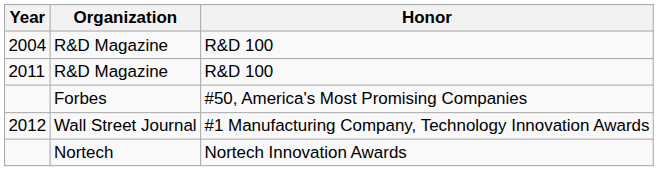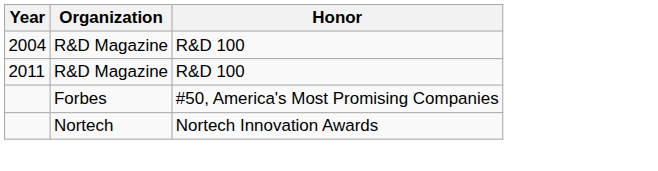- row: (27, 125)
